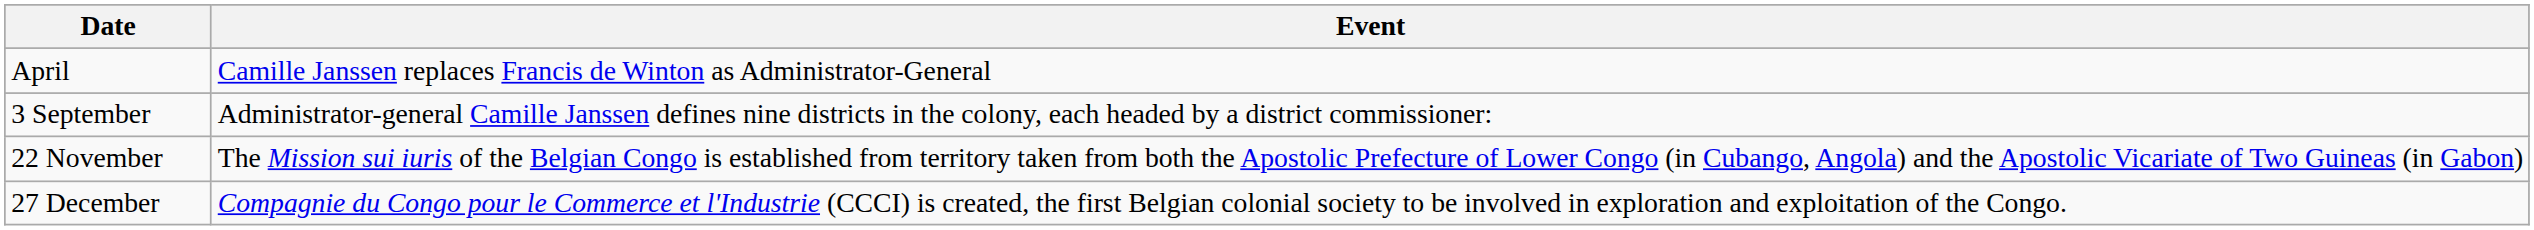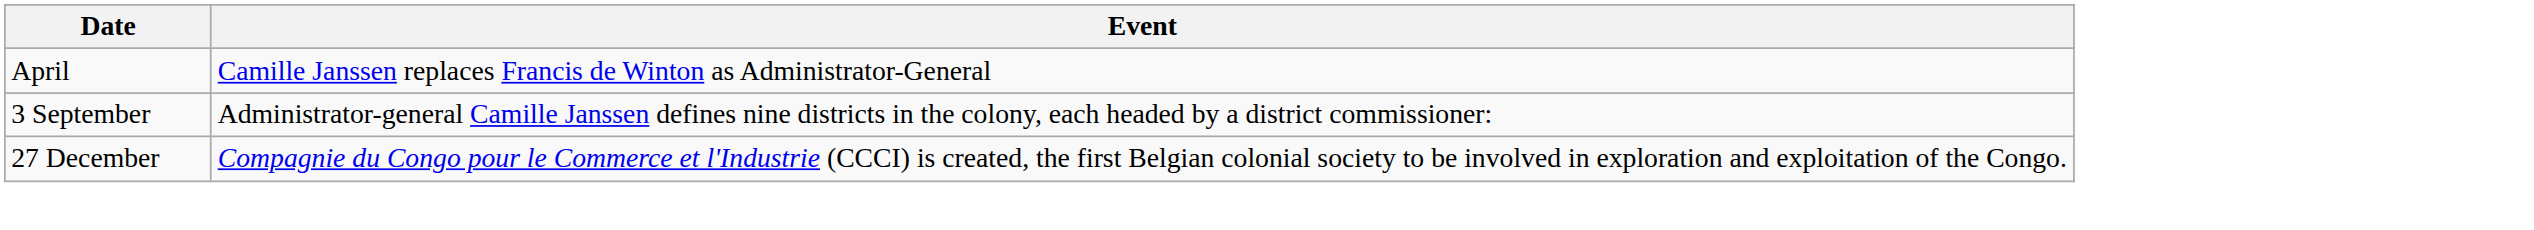- row: (87, 158)
